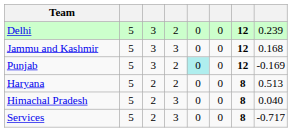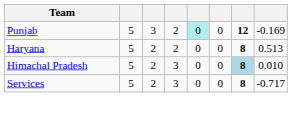- row: (19, 30)
- row: (53, 48)
(243, 100) no background -> (243, 65) lightblue background
(271, 100) 0.040 -> (271, 65) 0.010
